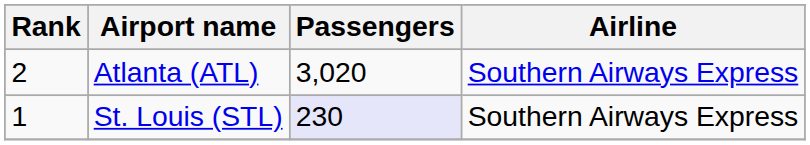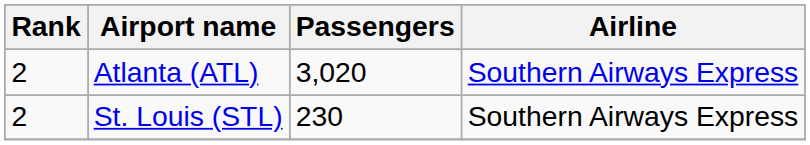(19, 116) 1 -> (19, 116) 2
(319, 116) lavender background -> (319, 116) no background
